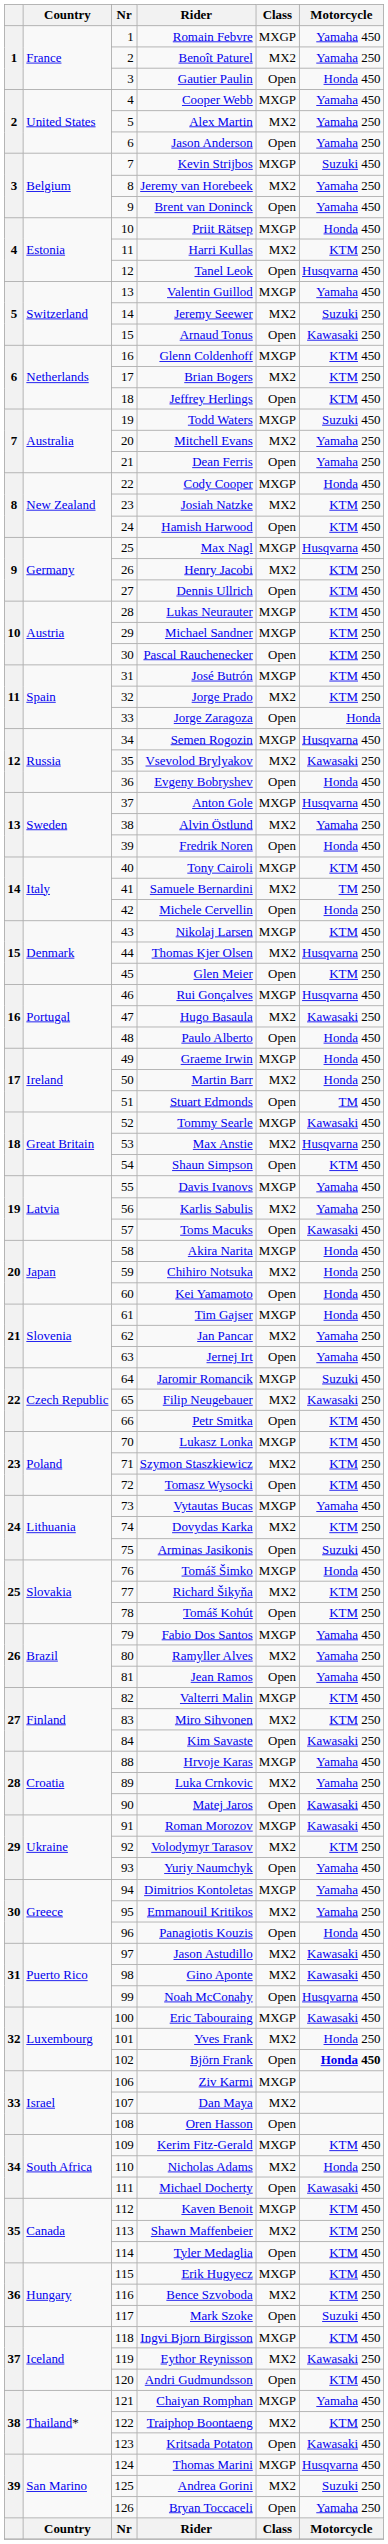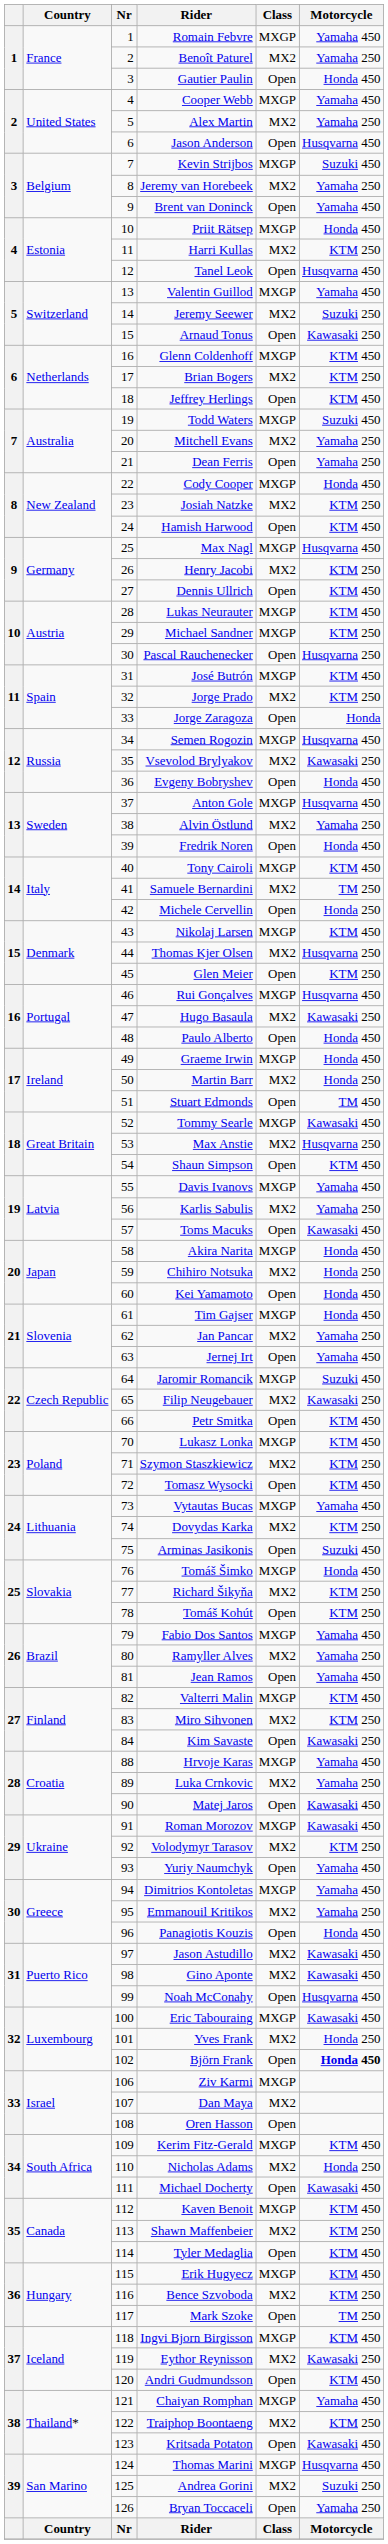(348, 143) Yamaha 250 -> (341, 143) Husqvarna 450
(355, 654) KTM 250 -> (341, 654) Husqvarna 250
(351, 2316) Suzuki 450 -> (360, 2316) TM 250
